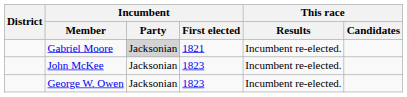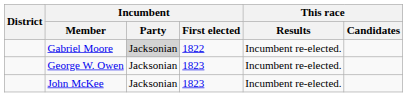(193, 48) 1821 -> (193, 48) 1822
rows swapped: (76, 65) <-> (86, 83)
